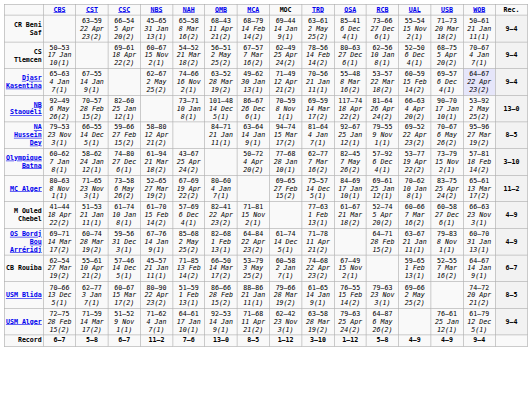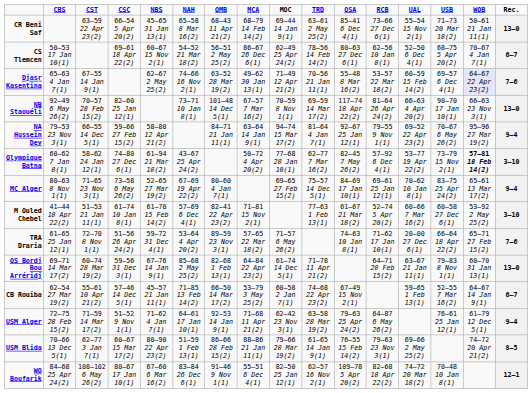(511, 29) 9–4 -> (511, 29) 13–0
(253, 55) 67–57 7 Mar 16(2) -> (253, 55) 86–67 26 Dec 6(1)
(511, 55) 9–4 -> (511, 55) 6–7
(511, 82) 9–4 -> (511, 82) 7–6
(253, 109) 86–67 26 Dec 6(1) -> (253, 109) 67–57 7 Mar 16(2)
(479, 109) 53–92 2 May 25(2) -> (479, 109) 66–63 23 Nov 3(1)
(511, 135) 8–5 -> (511, 135) 9–4
(479, 162) normal -> (479, 162) bold
(511, 189) 11–2 -> (511, 189) 9–4
(479, 215) 66–63 23 Nov 3(1) -> (479, 215) 53–92 2 May 25(2)
(511, 215) 4–9 -> (511, 215) 3–10
+ row: (30, 242)
(511, 242) 4–9 -> (511, 269) 13–0
rows swapped: (24, 322) <-> (24, 295)
+ row: (26, 375)
- row: (30, 341)
